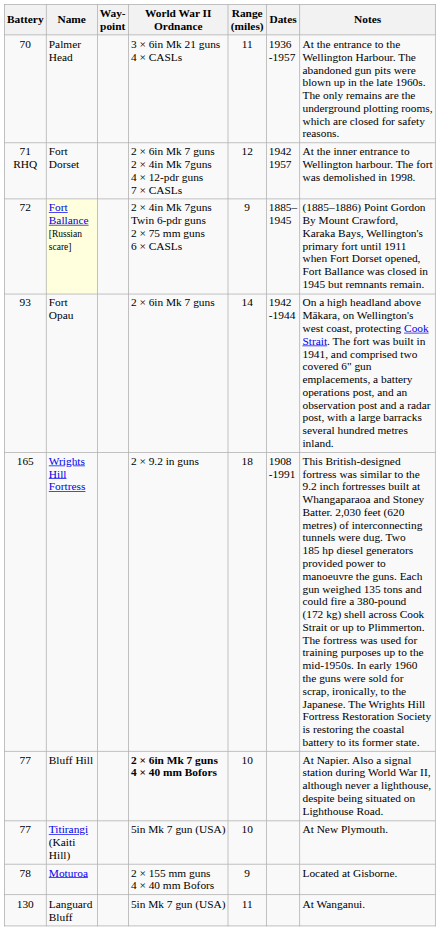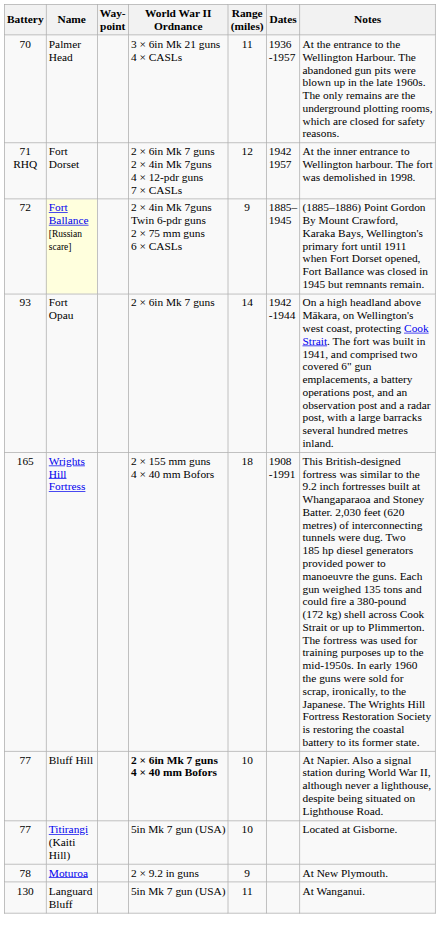(165, 461) 2 × 9.2 in guns -> (173, 467) 2 × 155 mm guns 4 × 40 mm Bofors
(345, 829) At New Plymouth. -> (350, 829) Located at Gisborne.
(173, 879) 2 × 155 mm guns 4 × 40 mm Bofors -> (165, 873) 2 × 9.2 in guns
(350, 873) Located at Gisborne. -> (345, 873) At New Plymouth.
